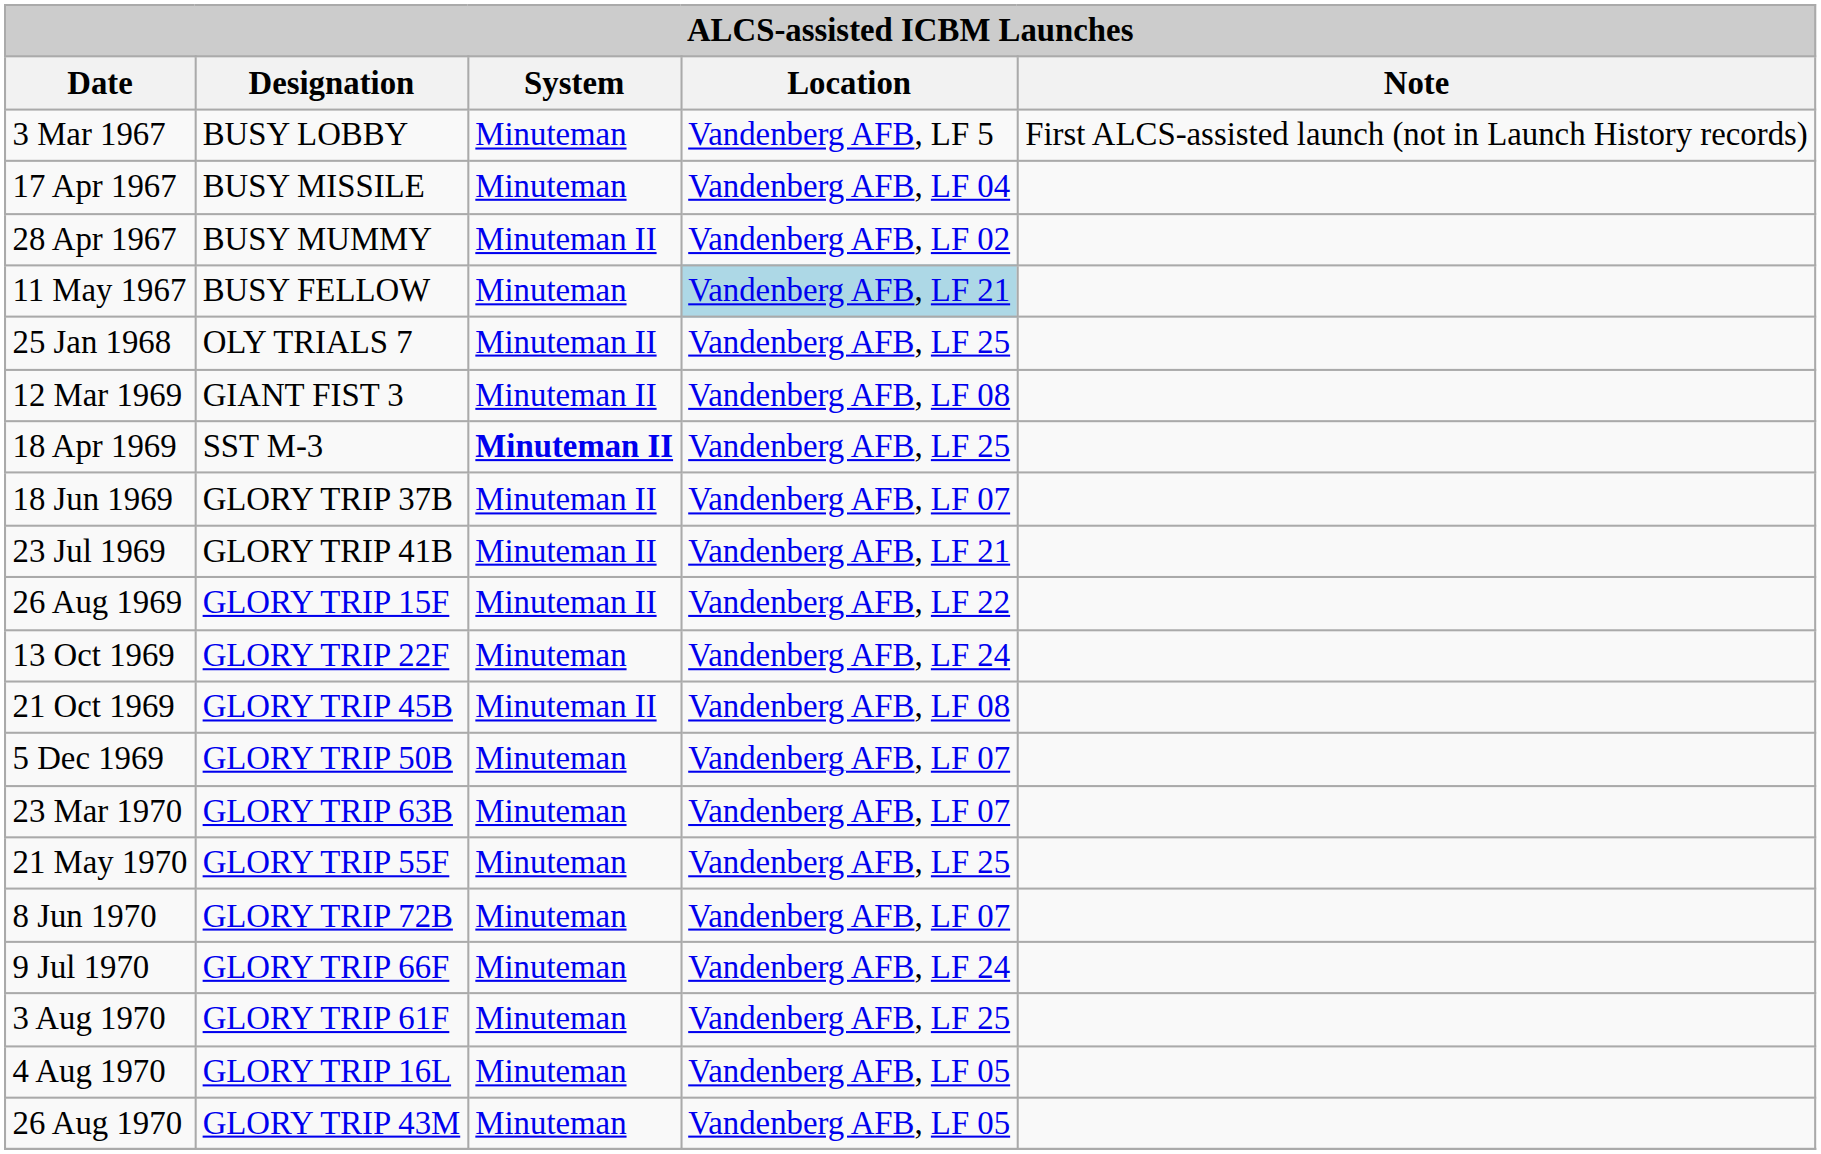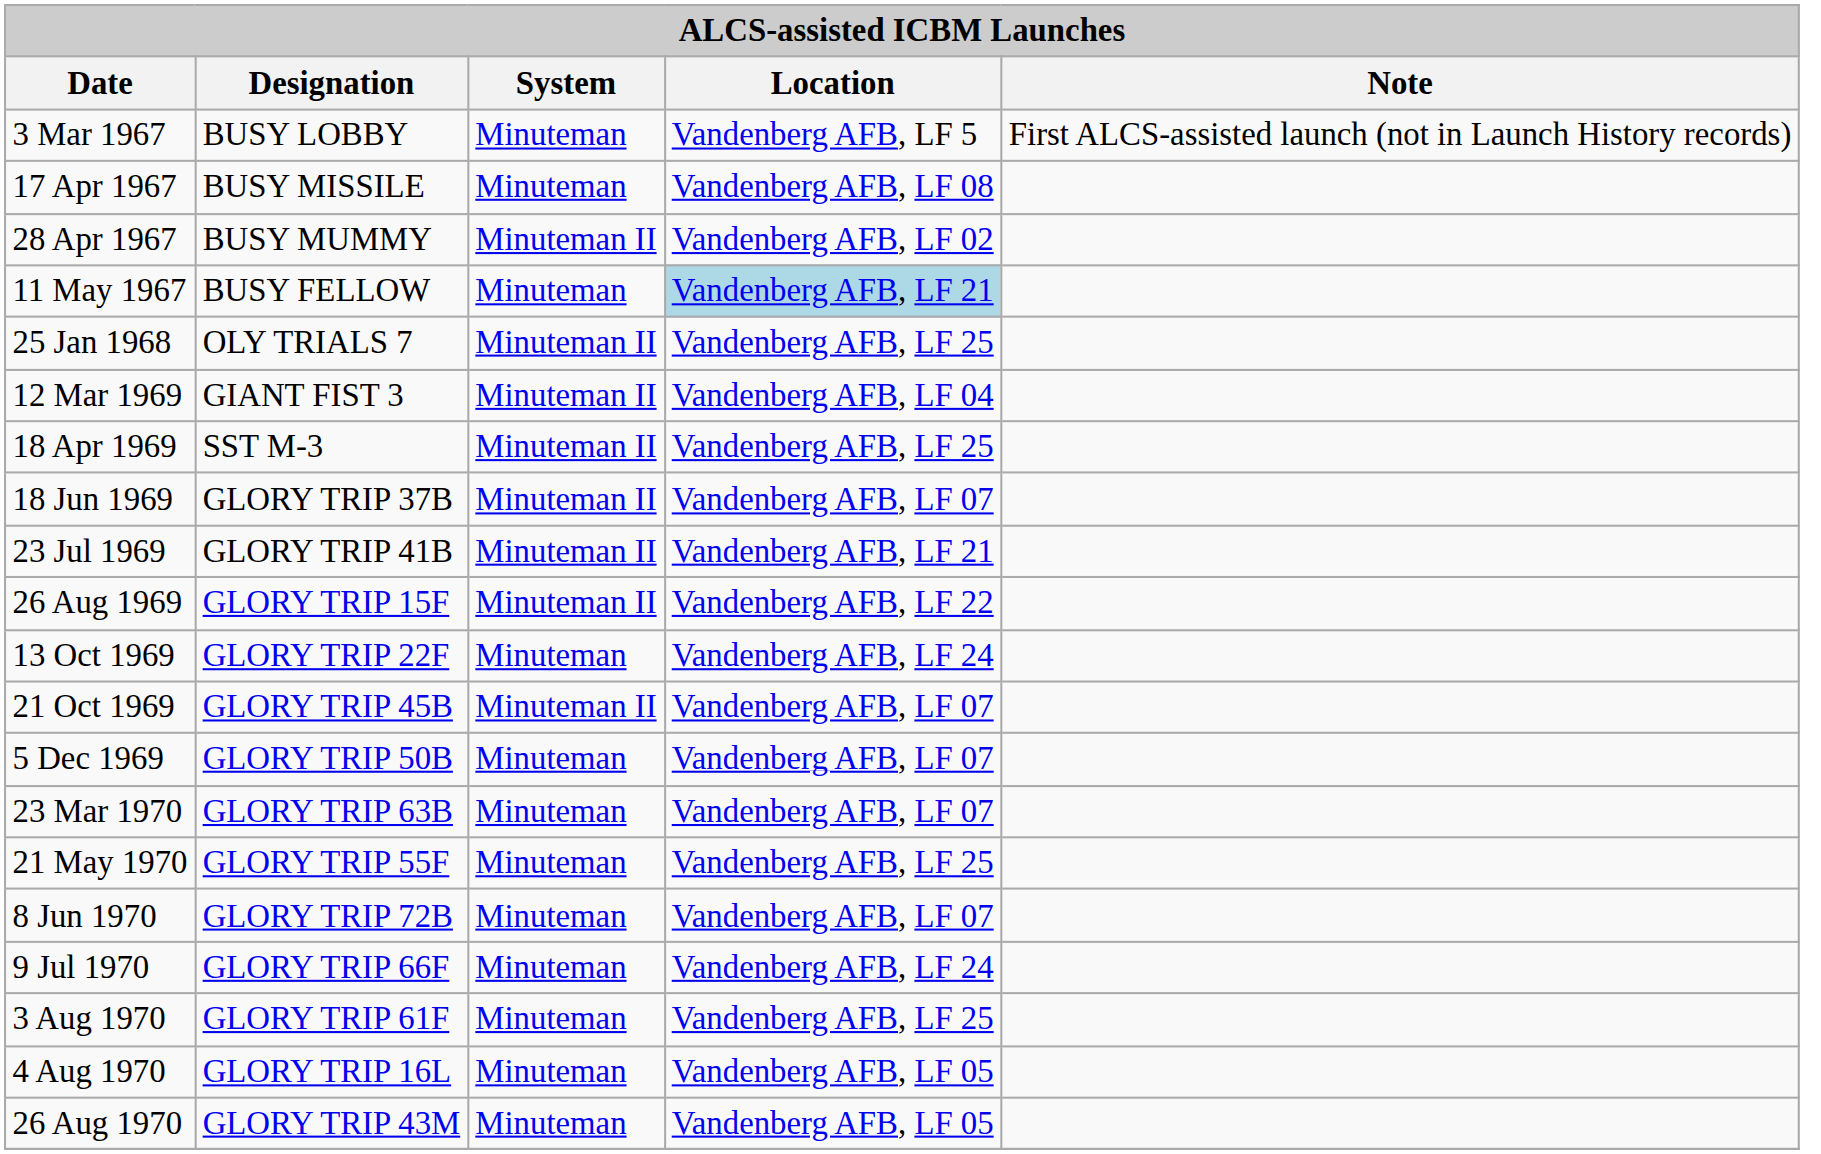(849, 186) Vandenberg AFB, LF 04 -> (833, 186) Vandenberg AFB, LF 08
(849, 394) Vandenberg AFB, LF 08 -> (833, 394) Vandenberg AFB, LF 04
(574, 446) bold -> (566, 446) normal
(849, 706) Vandenberg AFB, LF 08 -> (833, 706) Vandenberg AFB, LF 07
